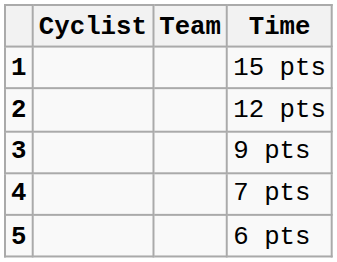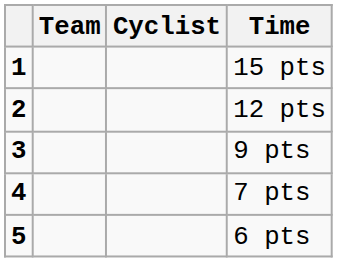columns swapped: (93, 26) <-> (190, 26)
